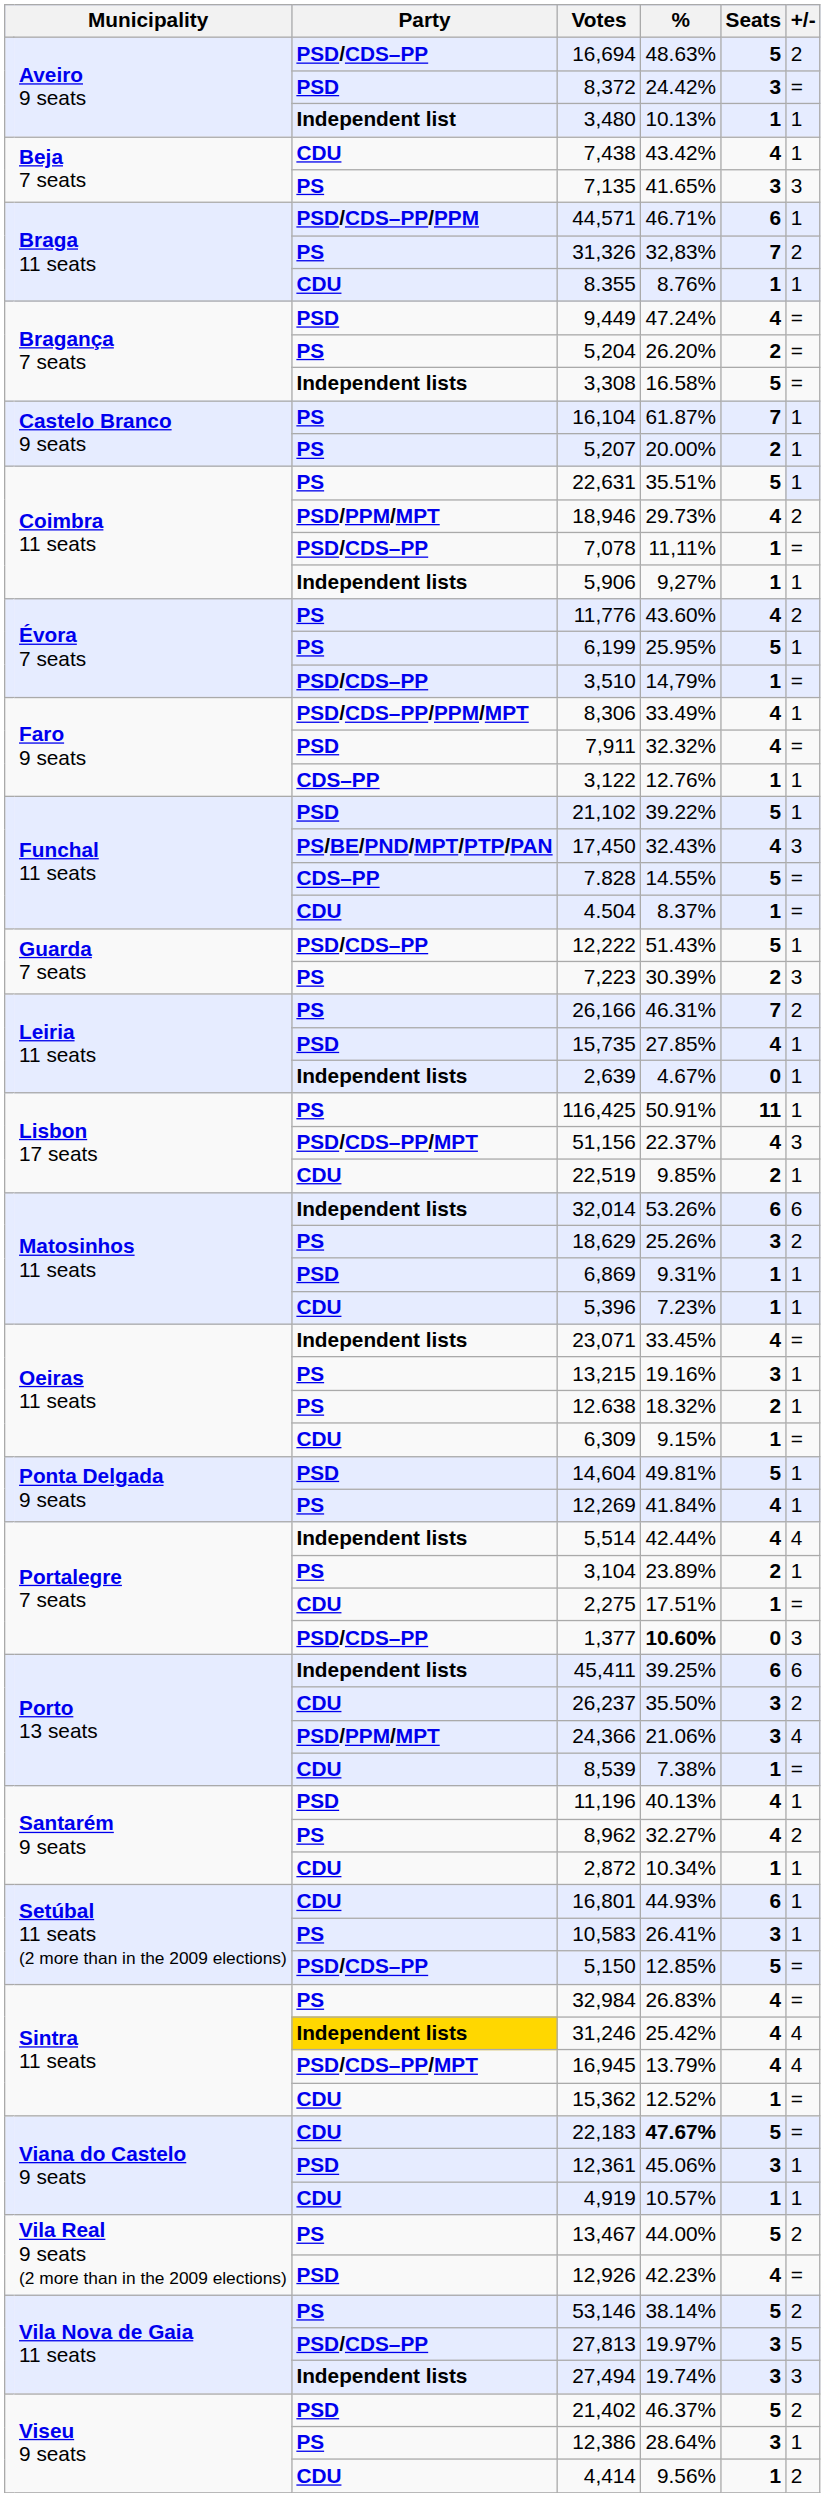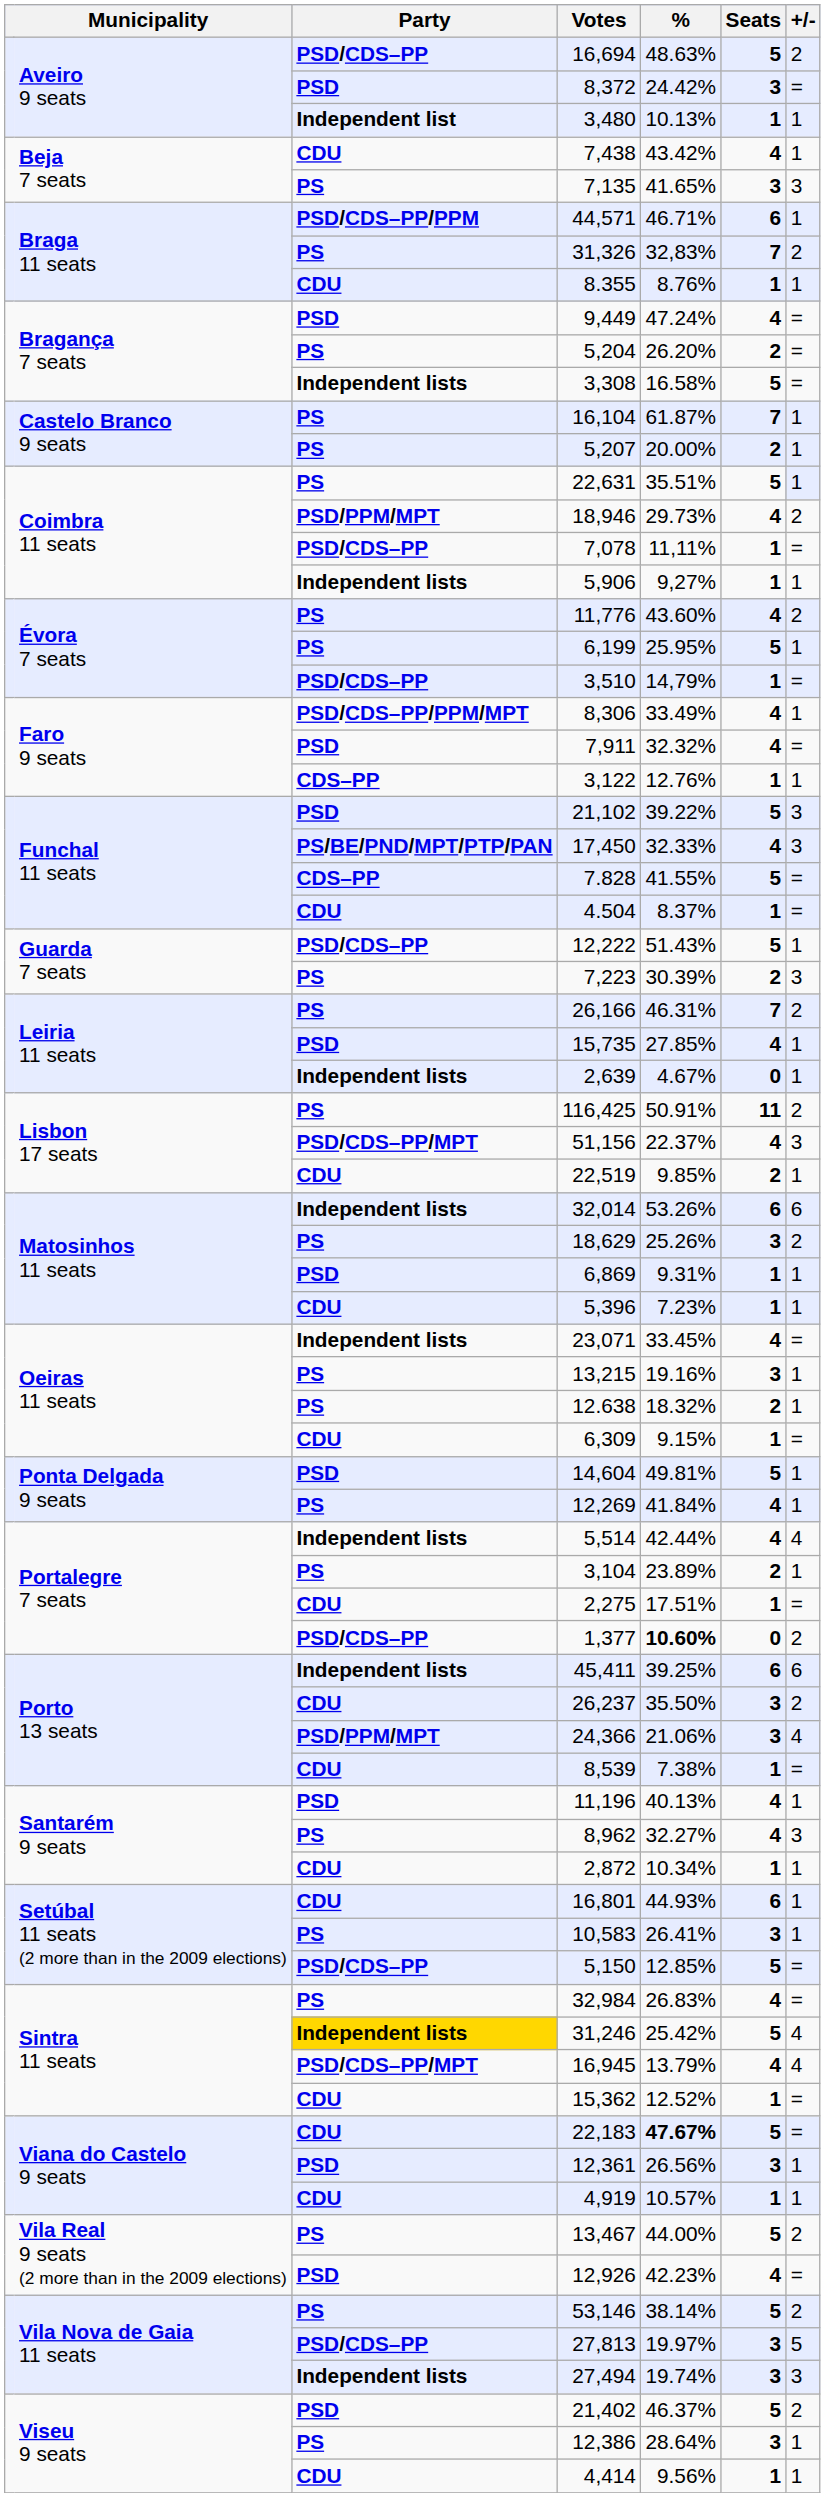(796, 812) 1 -> (796, 812) 3
(681, 845) 32.43% -> (681, 845) 32.33%
(681, 878) 14.55% -> (681, 878) 41.55%
(796, 1109) 1 -> (796, 1109) 2
(796, 1637) 3 -> (796, 1637) 2
(796, 1835) 2 -> (796, 1835) 3
(775, 2033) 4 -> (775, 2033) 5
(681, 2165) 45.06% -> (681, 2165) 26.56%
(796, 2475) 2 -> (796, 2475) 1
